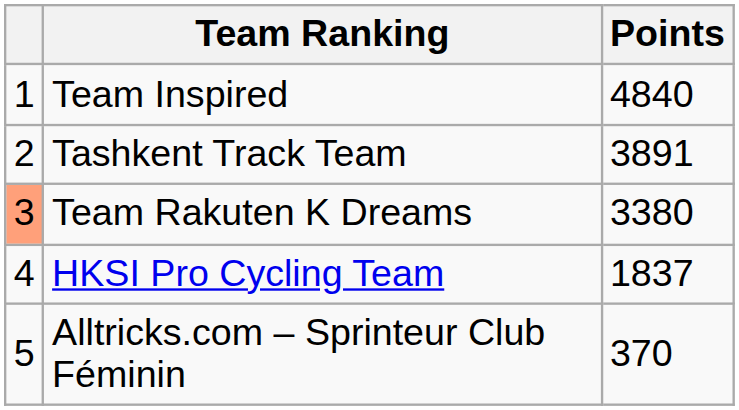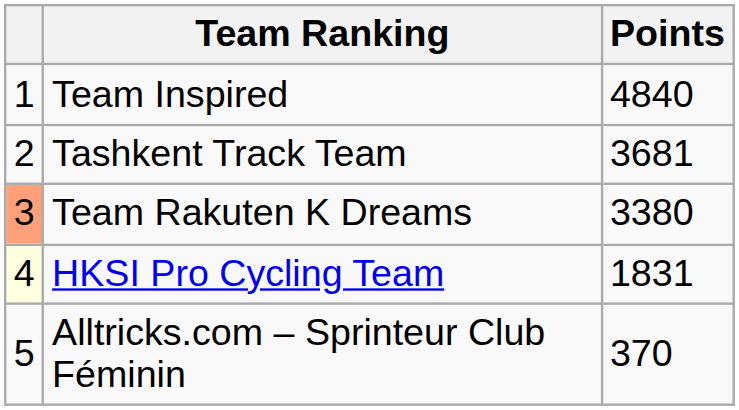(652, 153) 3891 -> (652, 153) 3681
(24, 272) no background -> (24, 272) lightyellow background
(652, 272) 1837 -> (652, 272) 1831
